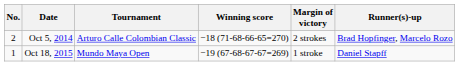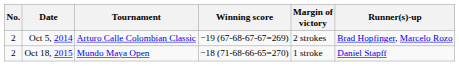(244, 38) −18 (71-68-66-65=270) -> (244, 38) −19 (67-68-67-67=269)
(13, 53) 1 -> (13, 53) 2
(244, 53) −19 (67-68-67-67=269) -> (244, 53) −18 (71-68-66-65=270)
